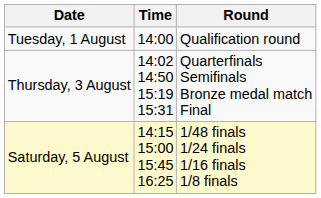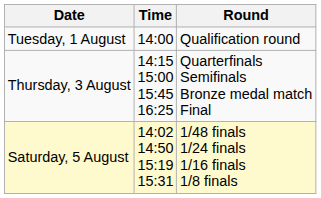(155, 85) 14:02 14:50 15:19 15:31 -> (155, 85) 14:15 15:00 15:45 16:25
(155, 157) 14:15 15:00 15:45 16:25 -> (155, 157) 14:02 14:50 15:19 15:31
